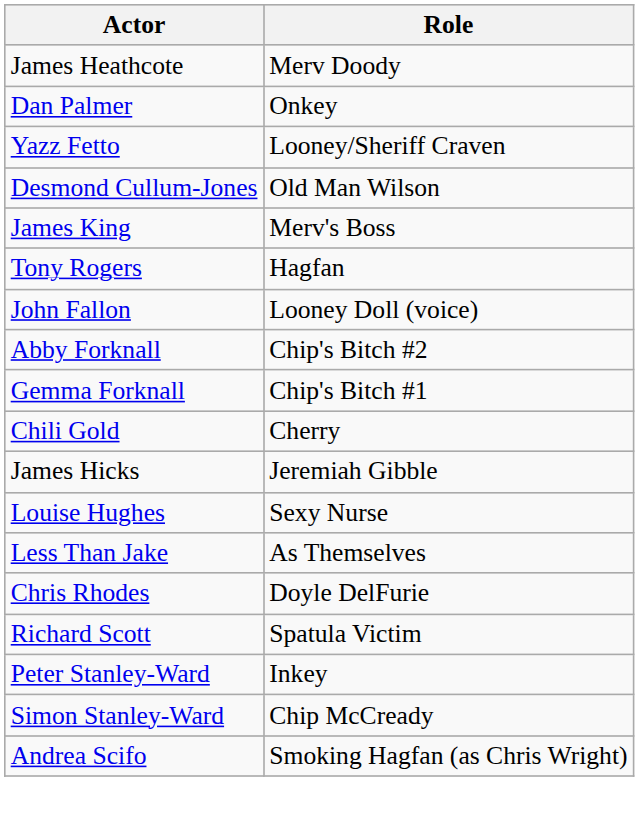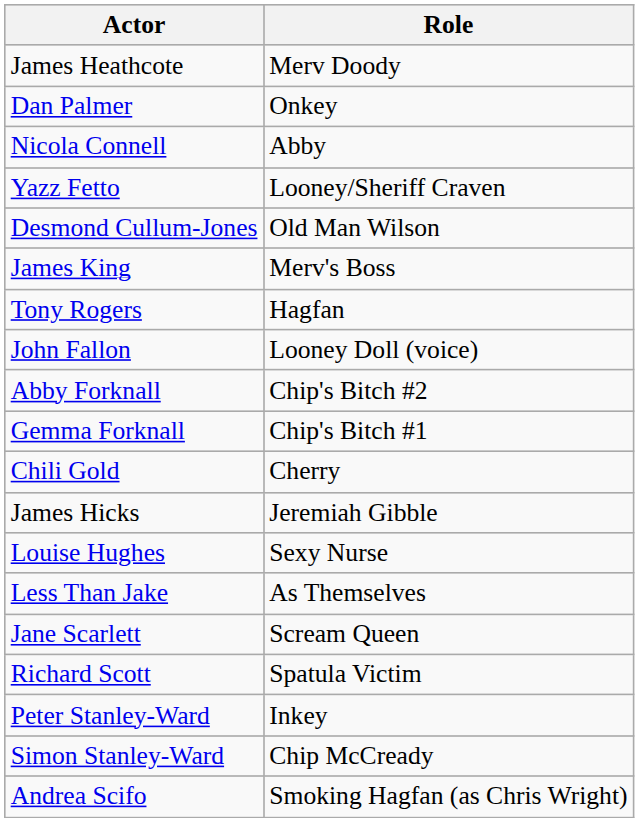+ row: (89, 146)
- row: (80, 593)
+ row: (76, 633)
